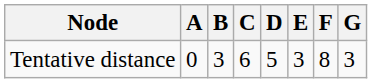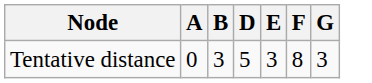- column: (247, 22)
